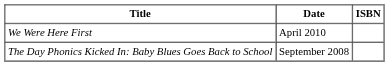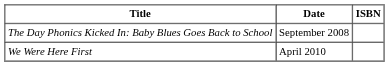rows swapped: (140, 51) <-> (50, 32)
